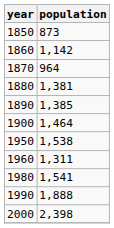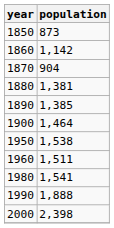(49, 68) 964 -> (49, 68) 904
(56, 159) 1,311 -> (56, 159) 1,511
